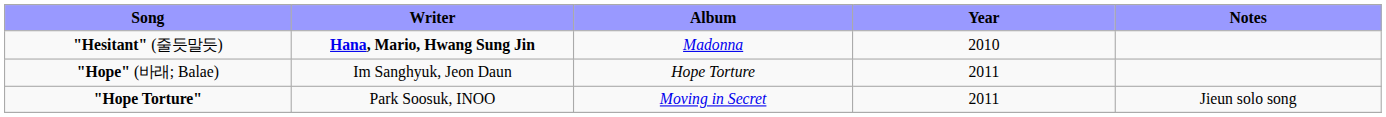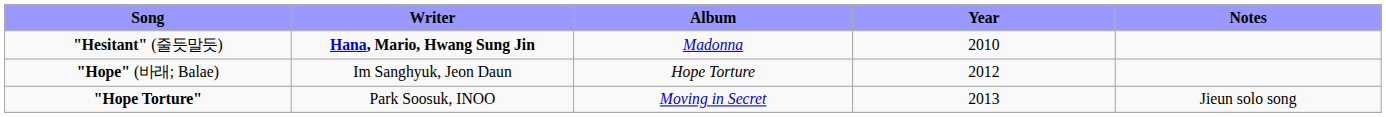(984, 72) 2011 -> (984, 72) 2012
(984, 99) 2011 -> (984, 99) 2013
